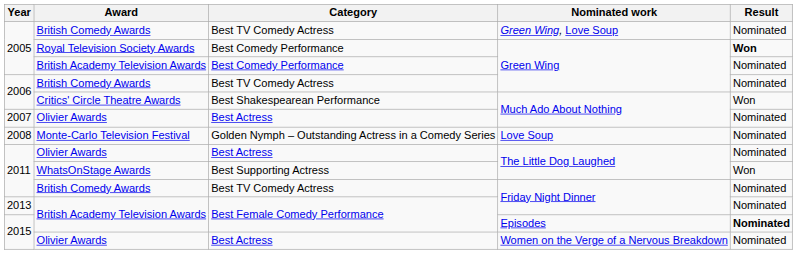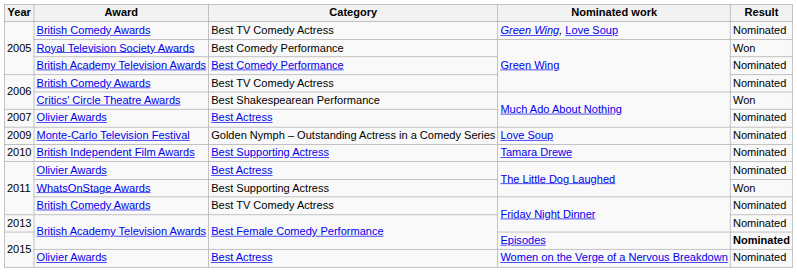(745, 48) bold -> (744, 48) normal
(19, 135) 2008 -> (19, 135) 2009
+ row: (116, 153)
